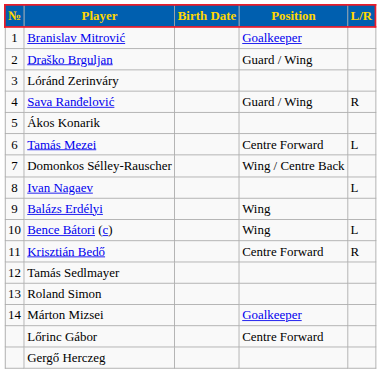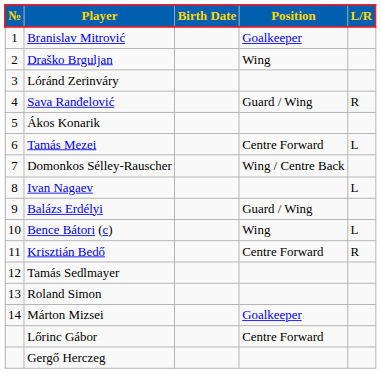(277, 59) Guard / Wing -> (256, 59) Wing
(256, 208) Wing -> (277, 208) Guard / Wing
